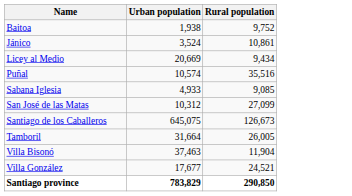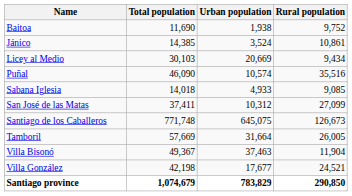+ column: (162, 12)
